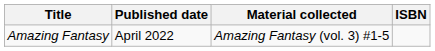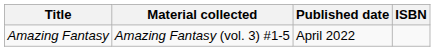columns swapped: (302, 14) <-> (161, 14)
